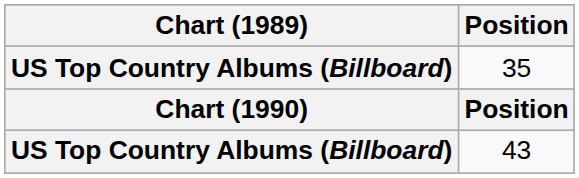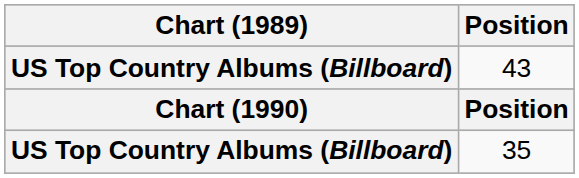rows swapped: (517, 67) <-> (517, 151)
